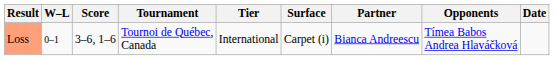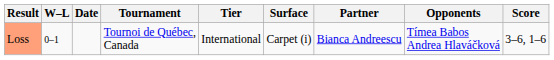columns swapped: (535, 13) <-> (95, 13)
